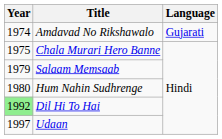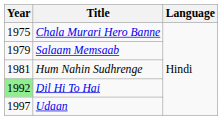- row: (95, 32)
(19, 87) 1980 -> (19, 69) 1981
